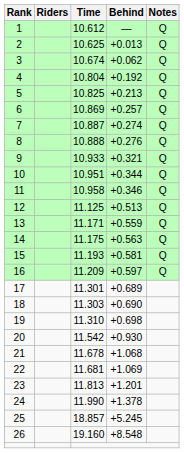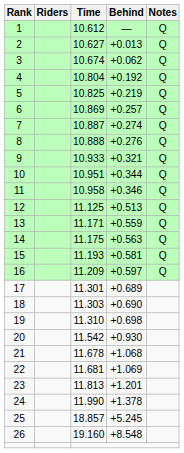(89, 45) 10.625 -> (89, 45) 10.627
(126, 93) +0.213 -> (126, 93) +0.219
